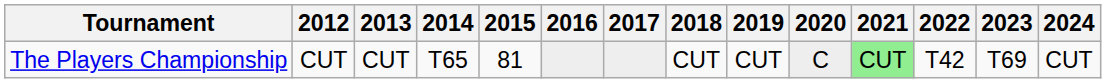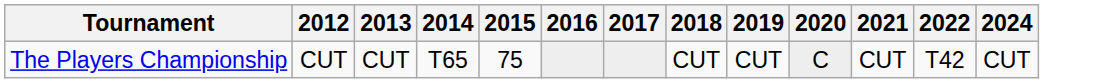- column: (1007, 23)
(510, 60) 81 -> (510, 60) 75
(883, 60) lightgreen background -> (883, 60) no background
